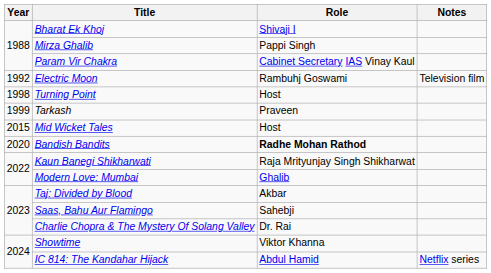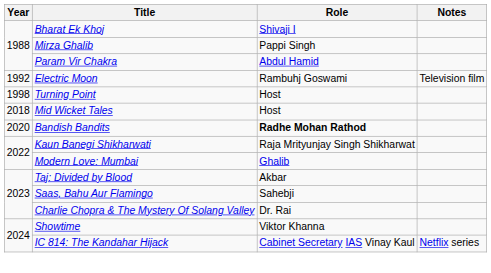(337, 62) Cabinet Secretary IAS Vinay Kaul -> (289, 62) Abdul Hamid
- row: (53, 111)
(18, 128) 2015 -> (18, 111) 2018
(289, 260) Abdul Hamid -> (337, 243) Cabinet Secretary IAS Vinay Kaul
